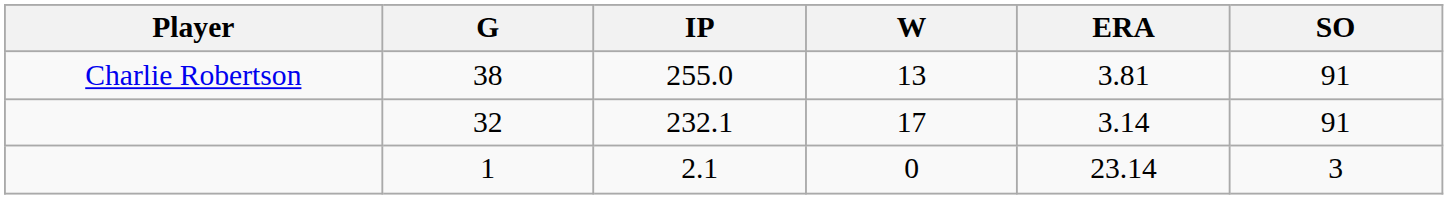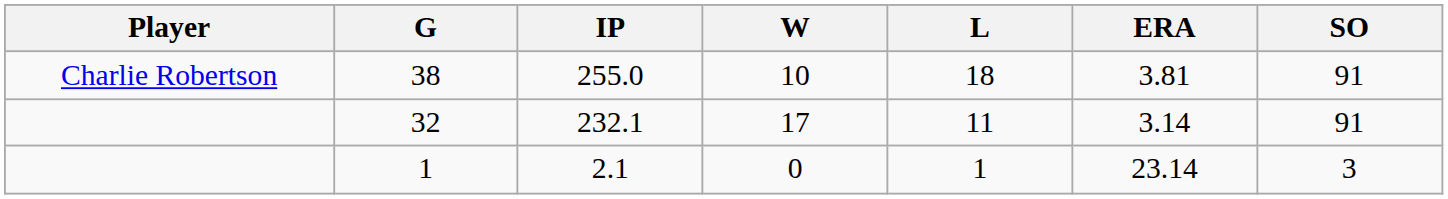+ column: (980, 27)
(912, 74) 13 -> (795, 74) 10
